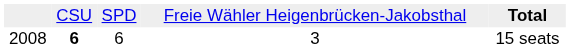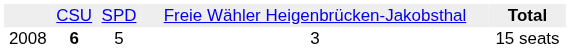(119, 38) 6 -> (119, 38) 5
